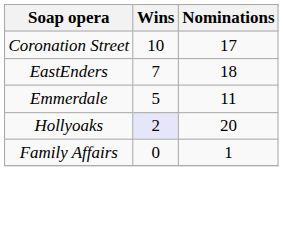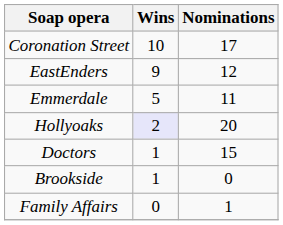(156, 71) 7 -> (156, 71) 9
(228, 71) 18 -> (228, 71) 12
+ row: (69, 152)
+ row: (69, 179)
